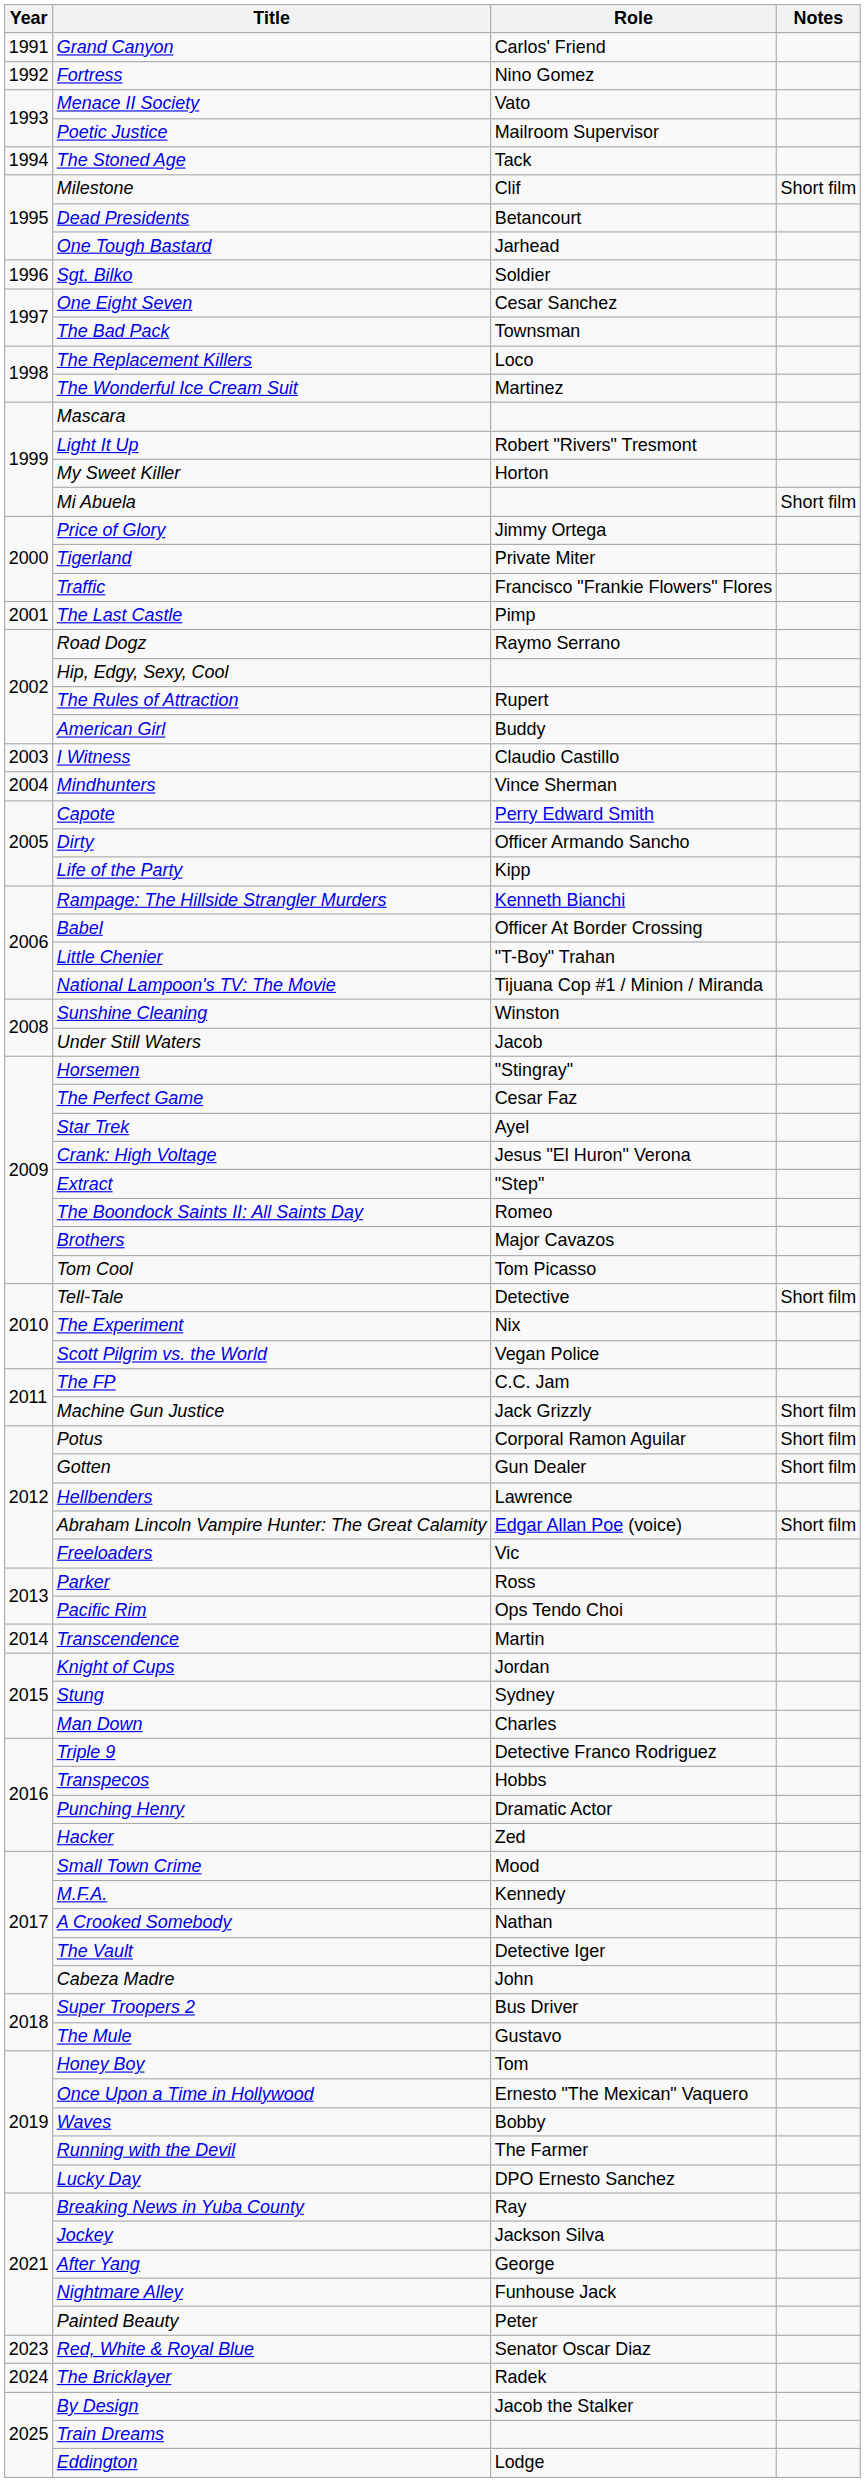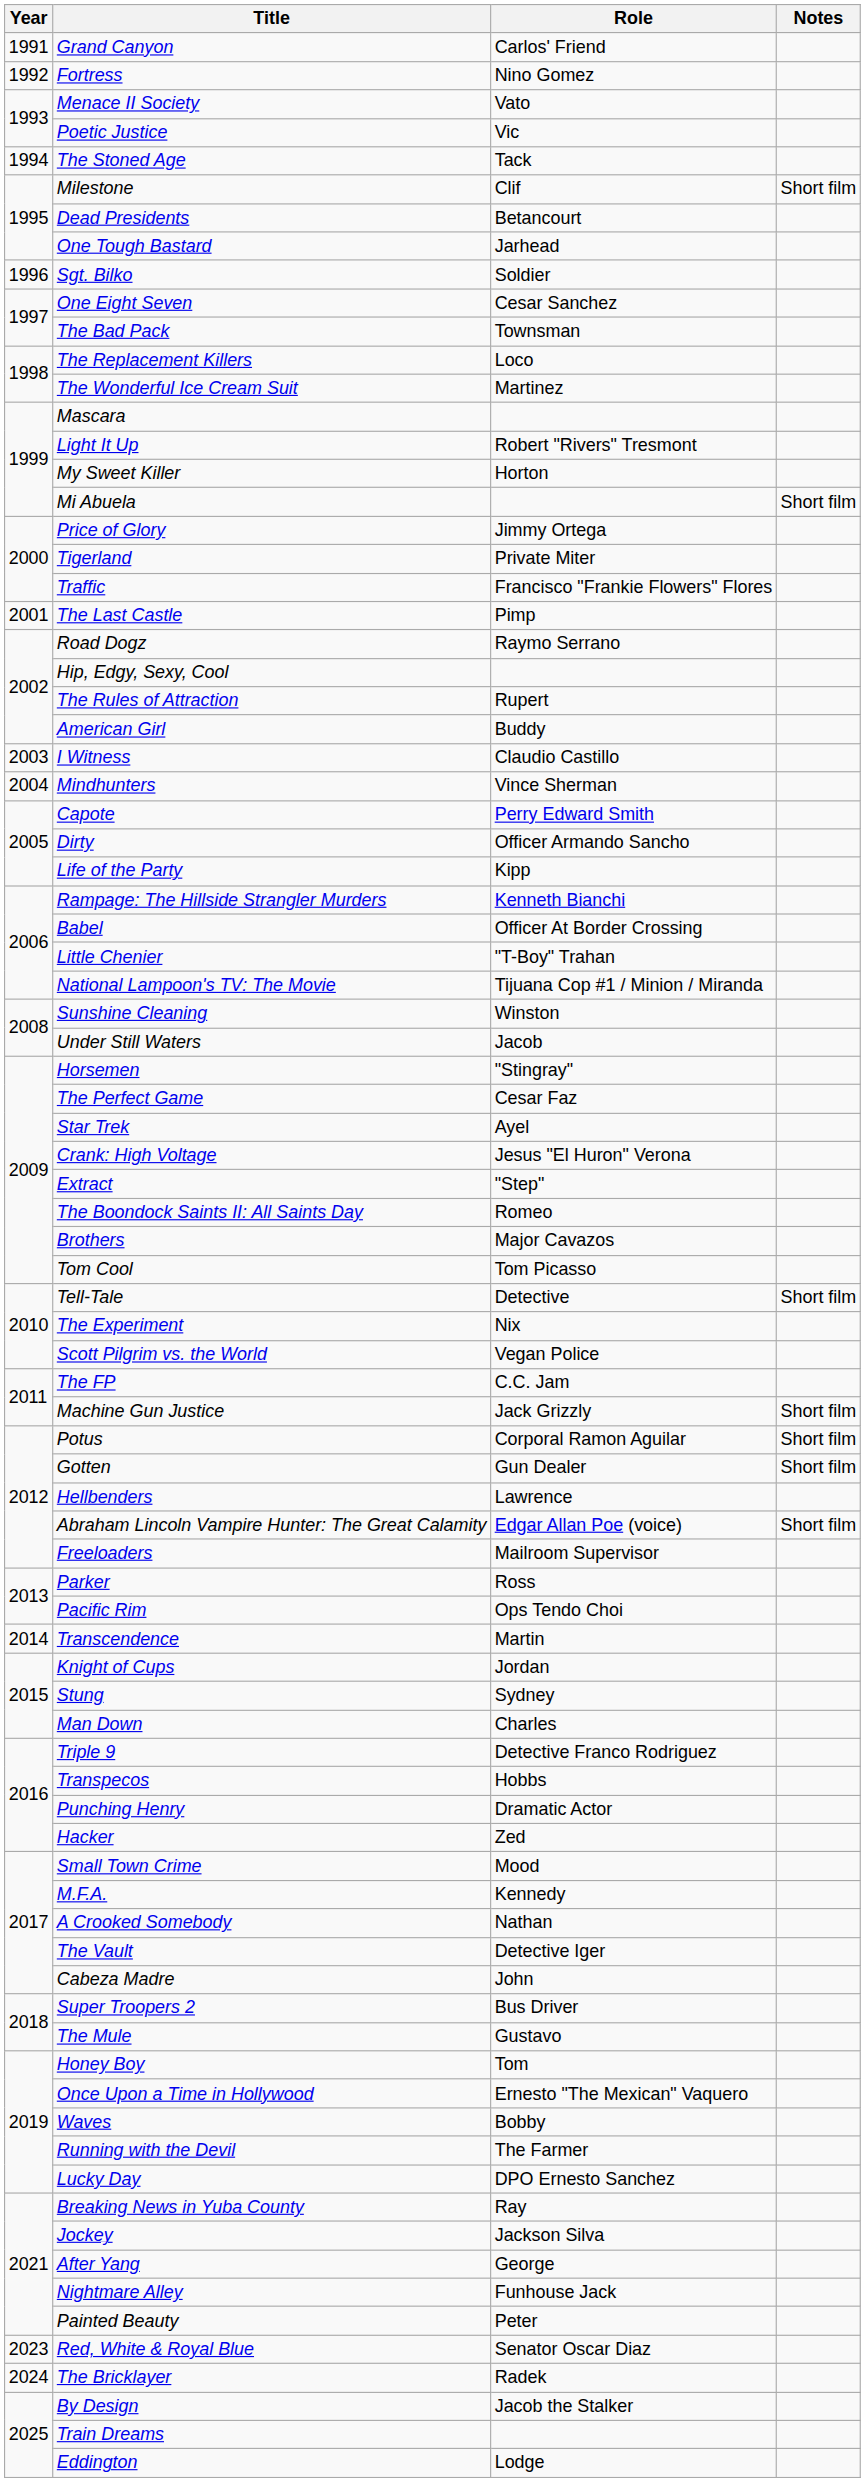(577, 132) Mailroom Supervisor -> (507, 132) Vic
(507, 1553) Vic -> (577, 1553) Mailroom Supervisor
